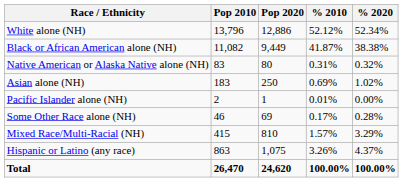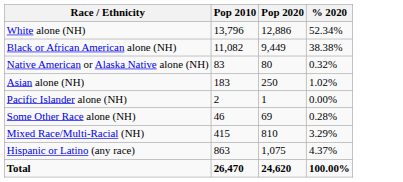- column: (329, 13)
